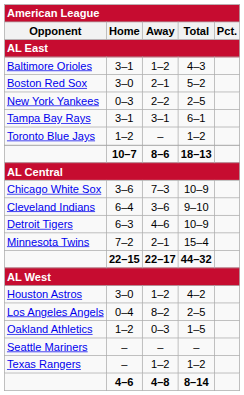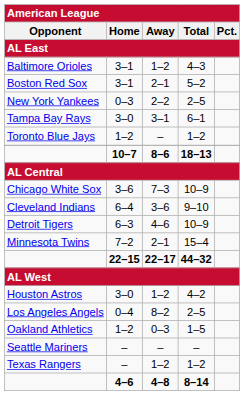(124, 84) 3–0 -> (124, 84) 3–1
(124, 119) 3–1 -> (124, 119) 3–0
